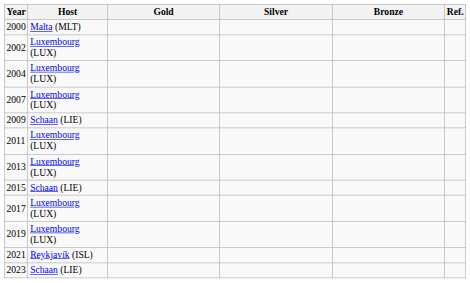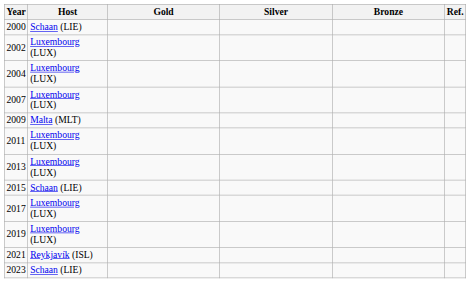(55, 27) Malta (MLT) -> (56, 27) Schaan (LIE)
(56, 120) Schaan (LIE) -> (55, 120) Malta (MLT)
